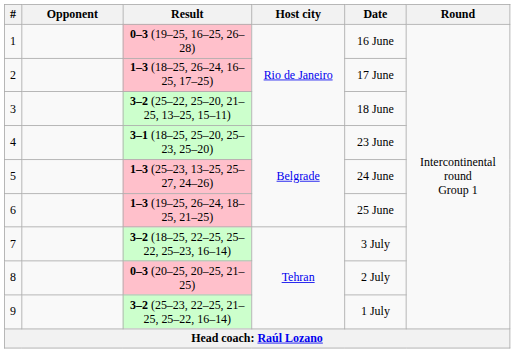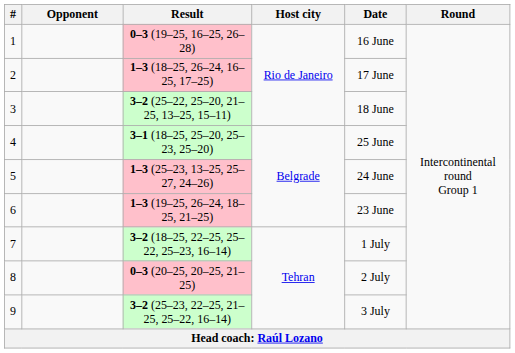(375, 142) 23 June -> (375, 142) 25 June
(375, 210) 25 June -> (375, 210) 23 June
(375, 244) 3 July -> (375, 244) 1 July
(375, 312) 1 July -> (375, 312) 3 July
